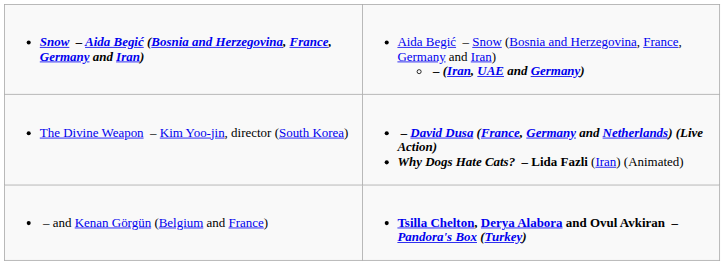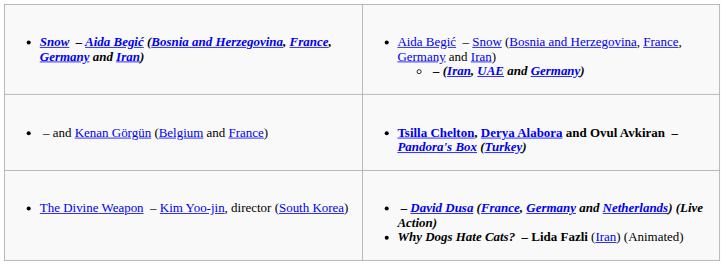rows swapped: (183, 223) <-> (183, 132)
